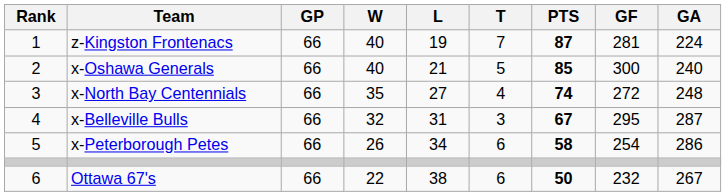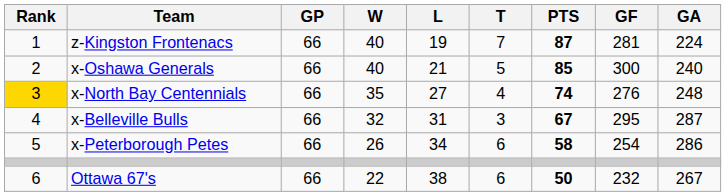(36, 94) no background -> (36, 94) gold background
(626, 94) 272 -> (626, 94) 276
